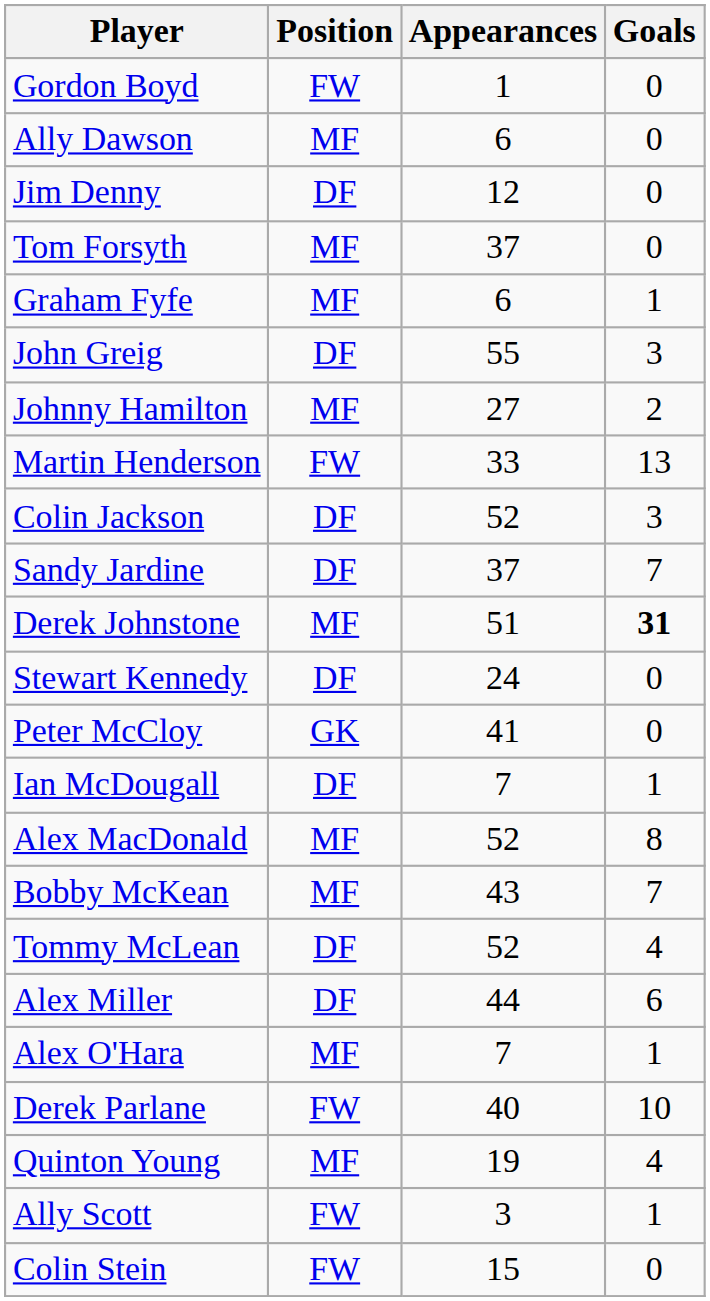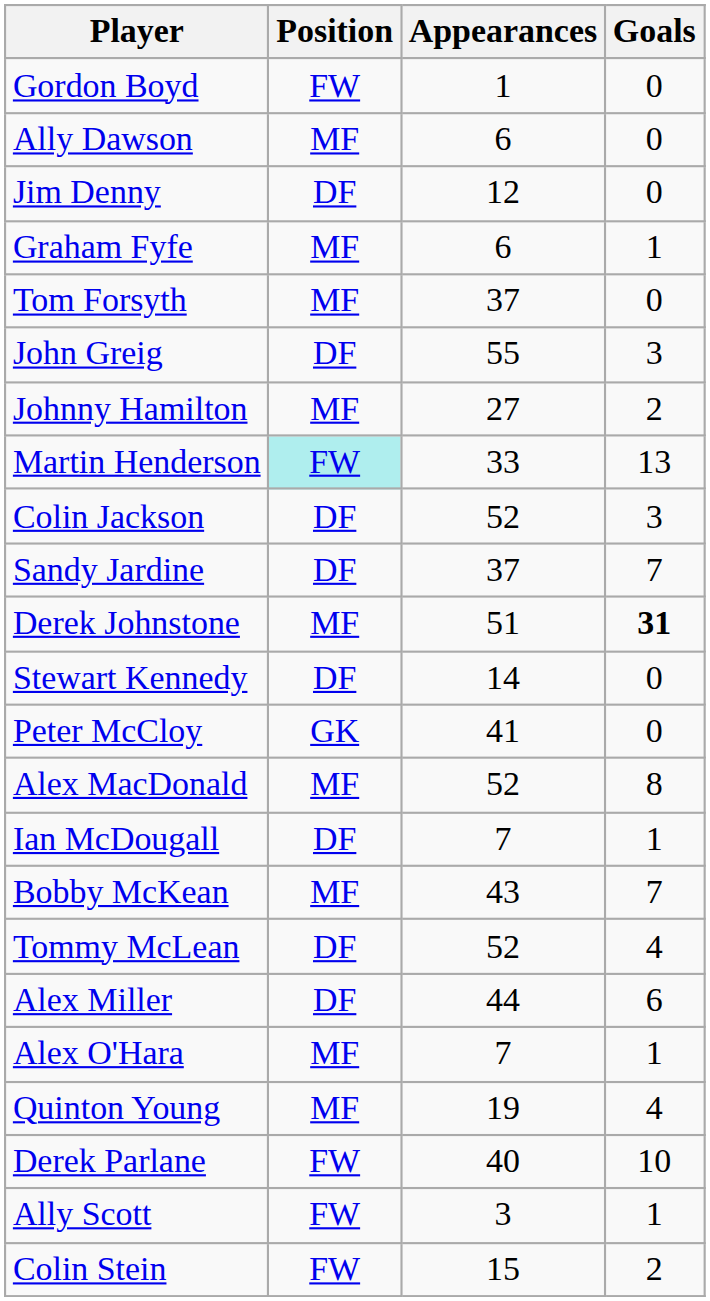rows swapped: (100, 246) <-> (103, 300)
(335, 461) no background -> (335, 461) paleturquoise background
(503, 676) 24 -> (503, 676) 14
rows swapped: (130, 838) <-> (116, 784)
rows swapped: (109, 1107) <-> (117, 1161)
(654, 1268) 0 -> (654, 1268) 2
